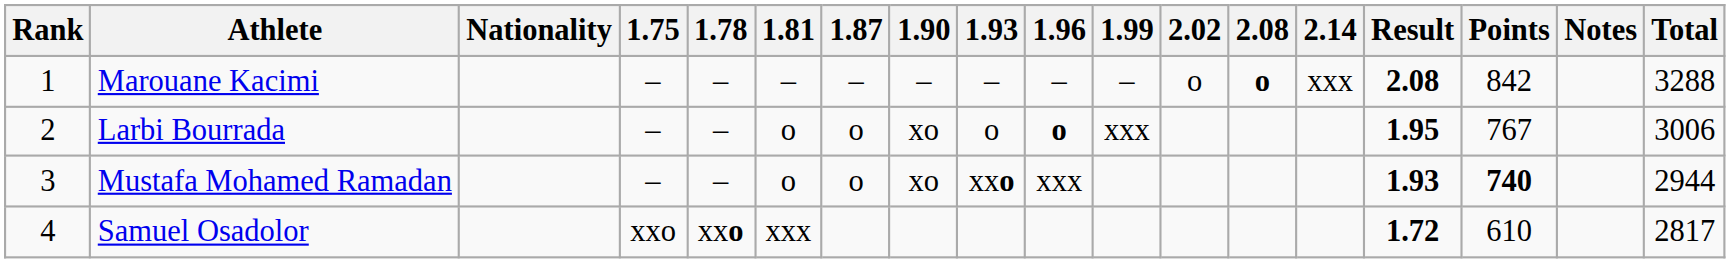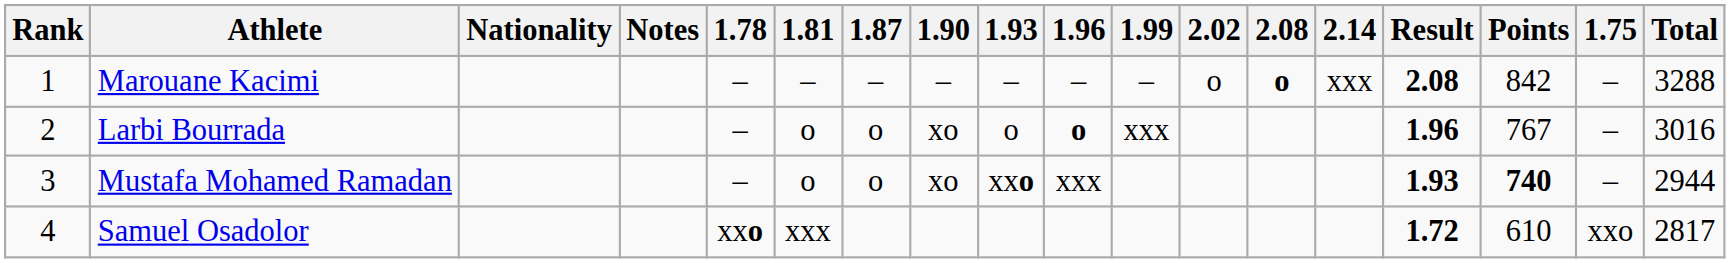columns swapped: (653, 30) <-> (1601, 30)
(1413, 130) 1.95 -> (1432, 130) 1.96
(1685, 130) 3006 -> (1685, 130) 3016
